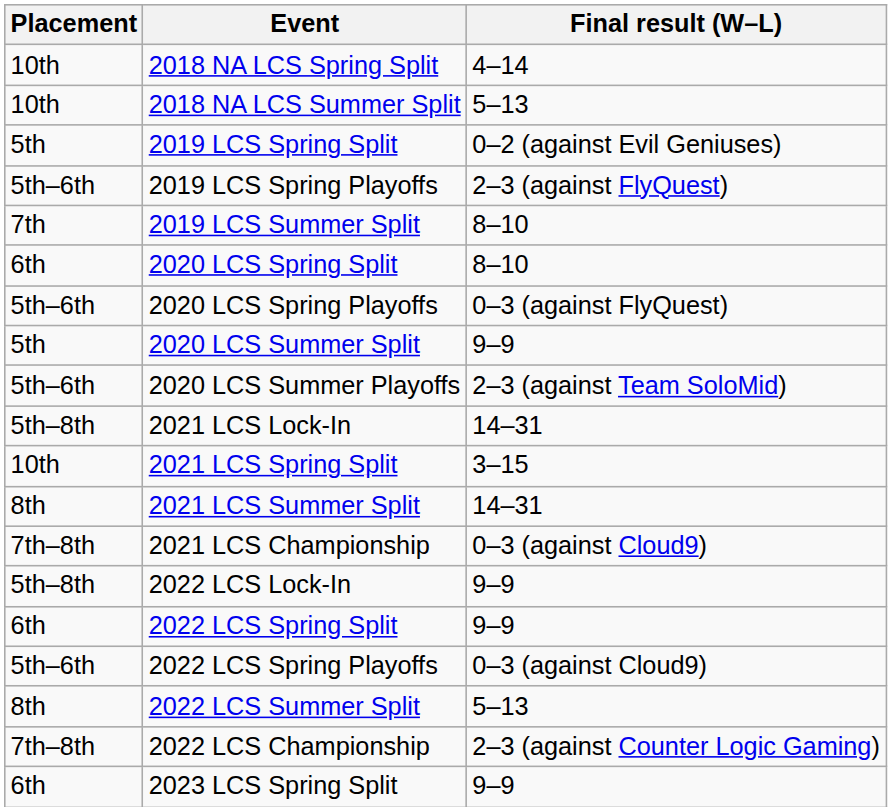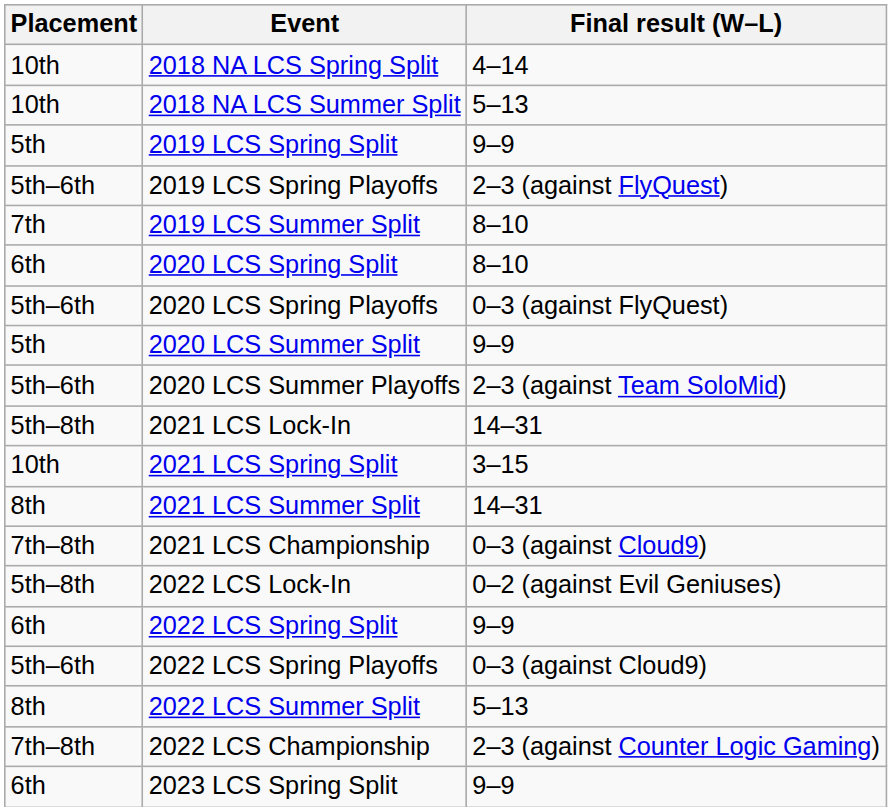(627, 144) 0–2 (against Evil Geniuses) -> (493, 144) 9–9
(493, 585) 9–9 -> (627, 585) 0–2 (against Evil Geniuses)
